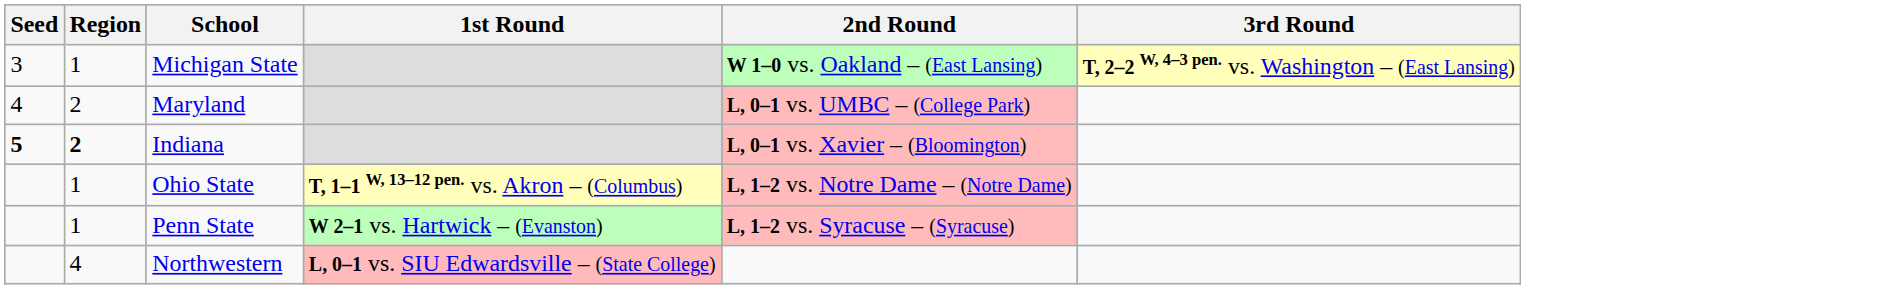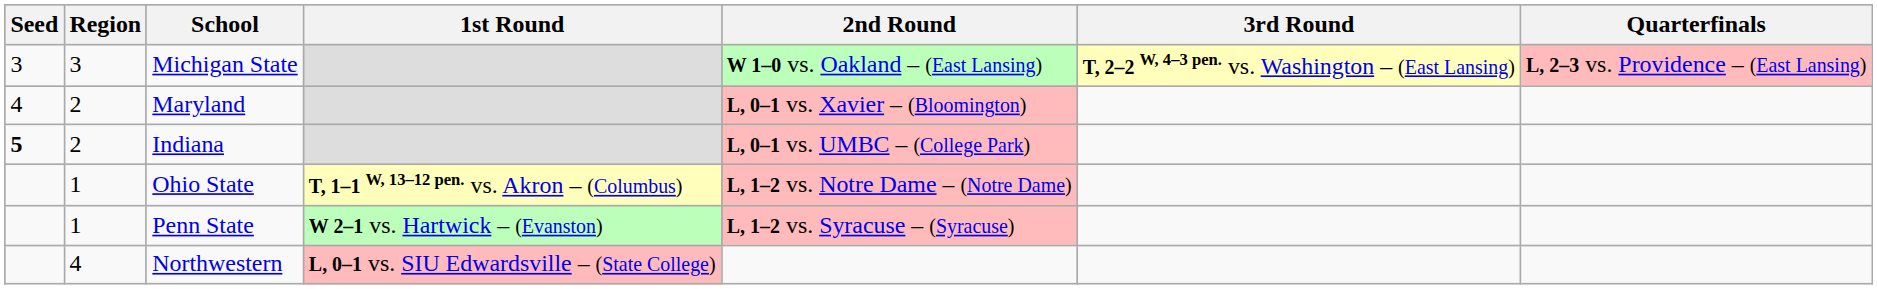+ column: (1696, 24)
(75, 64) 1 -> (75, 64) 3
(878, 105) L, 0–1 vs. UMBC – (College Park) -> (877, 105) L, 0–1 vs. Xavier – (Bloomington)
(75, 144) bold -> (75, 144) normal
(877, 144) L, 0–1 vs. Xavier – (Bloomington) -> (878, 144) L, 0–1 vs. UMBC – (College Park)
